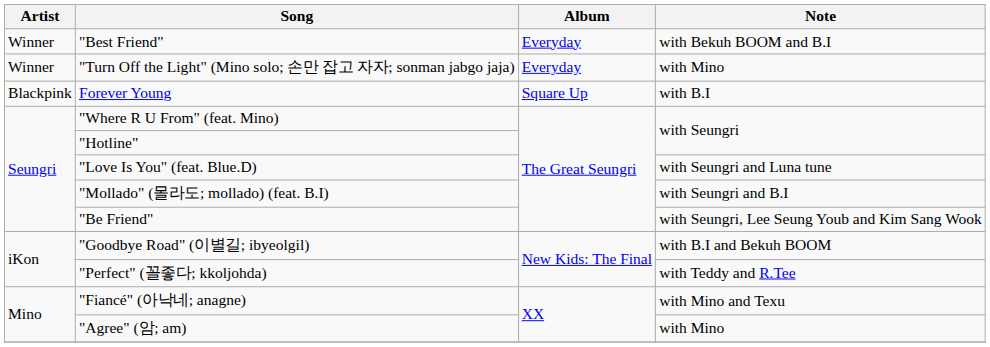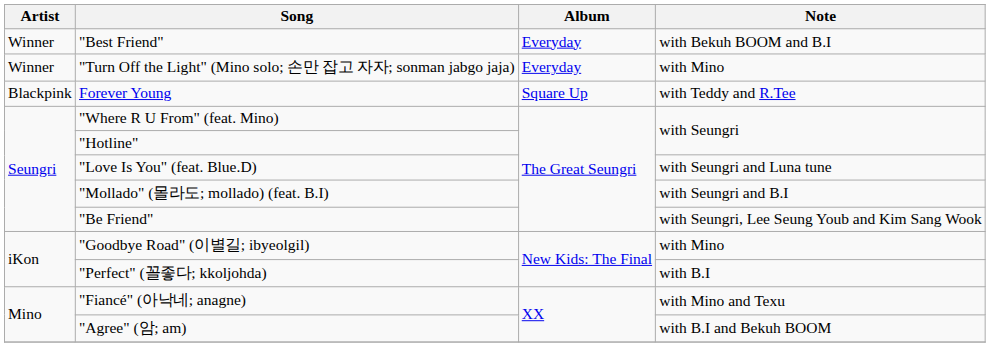(685, 93) with B.I -> (727, 93) with Teddy and R.Tee
(745, 245) with B.I and Bekuh BOOM -> (692, 245) with Mino
(727, 273) with Teddy and R.Tee -> (685, 273) with B.I
(692, 328) with Mino -> (745, 328) with B.I and Bekuh BOOM
